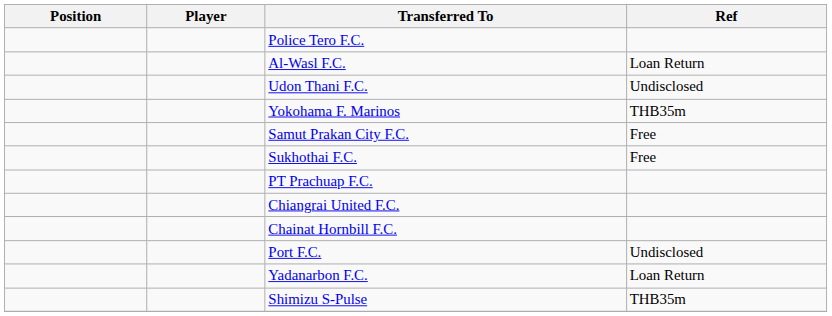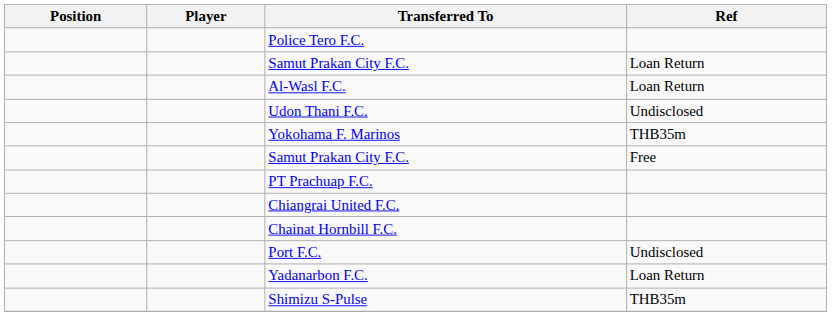+ row: (339, 63)
- row: (313, 157)
